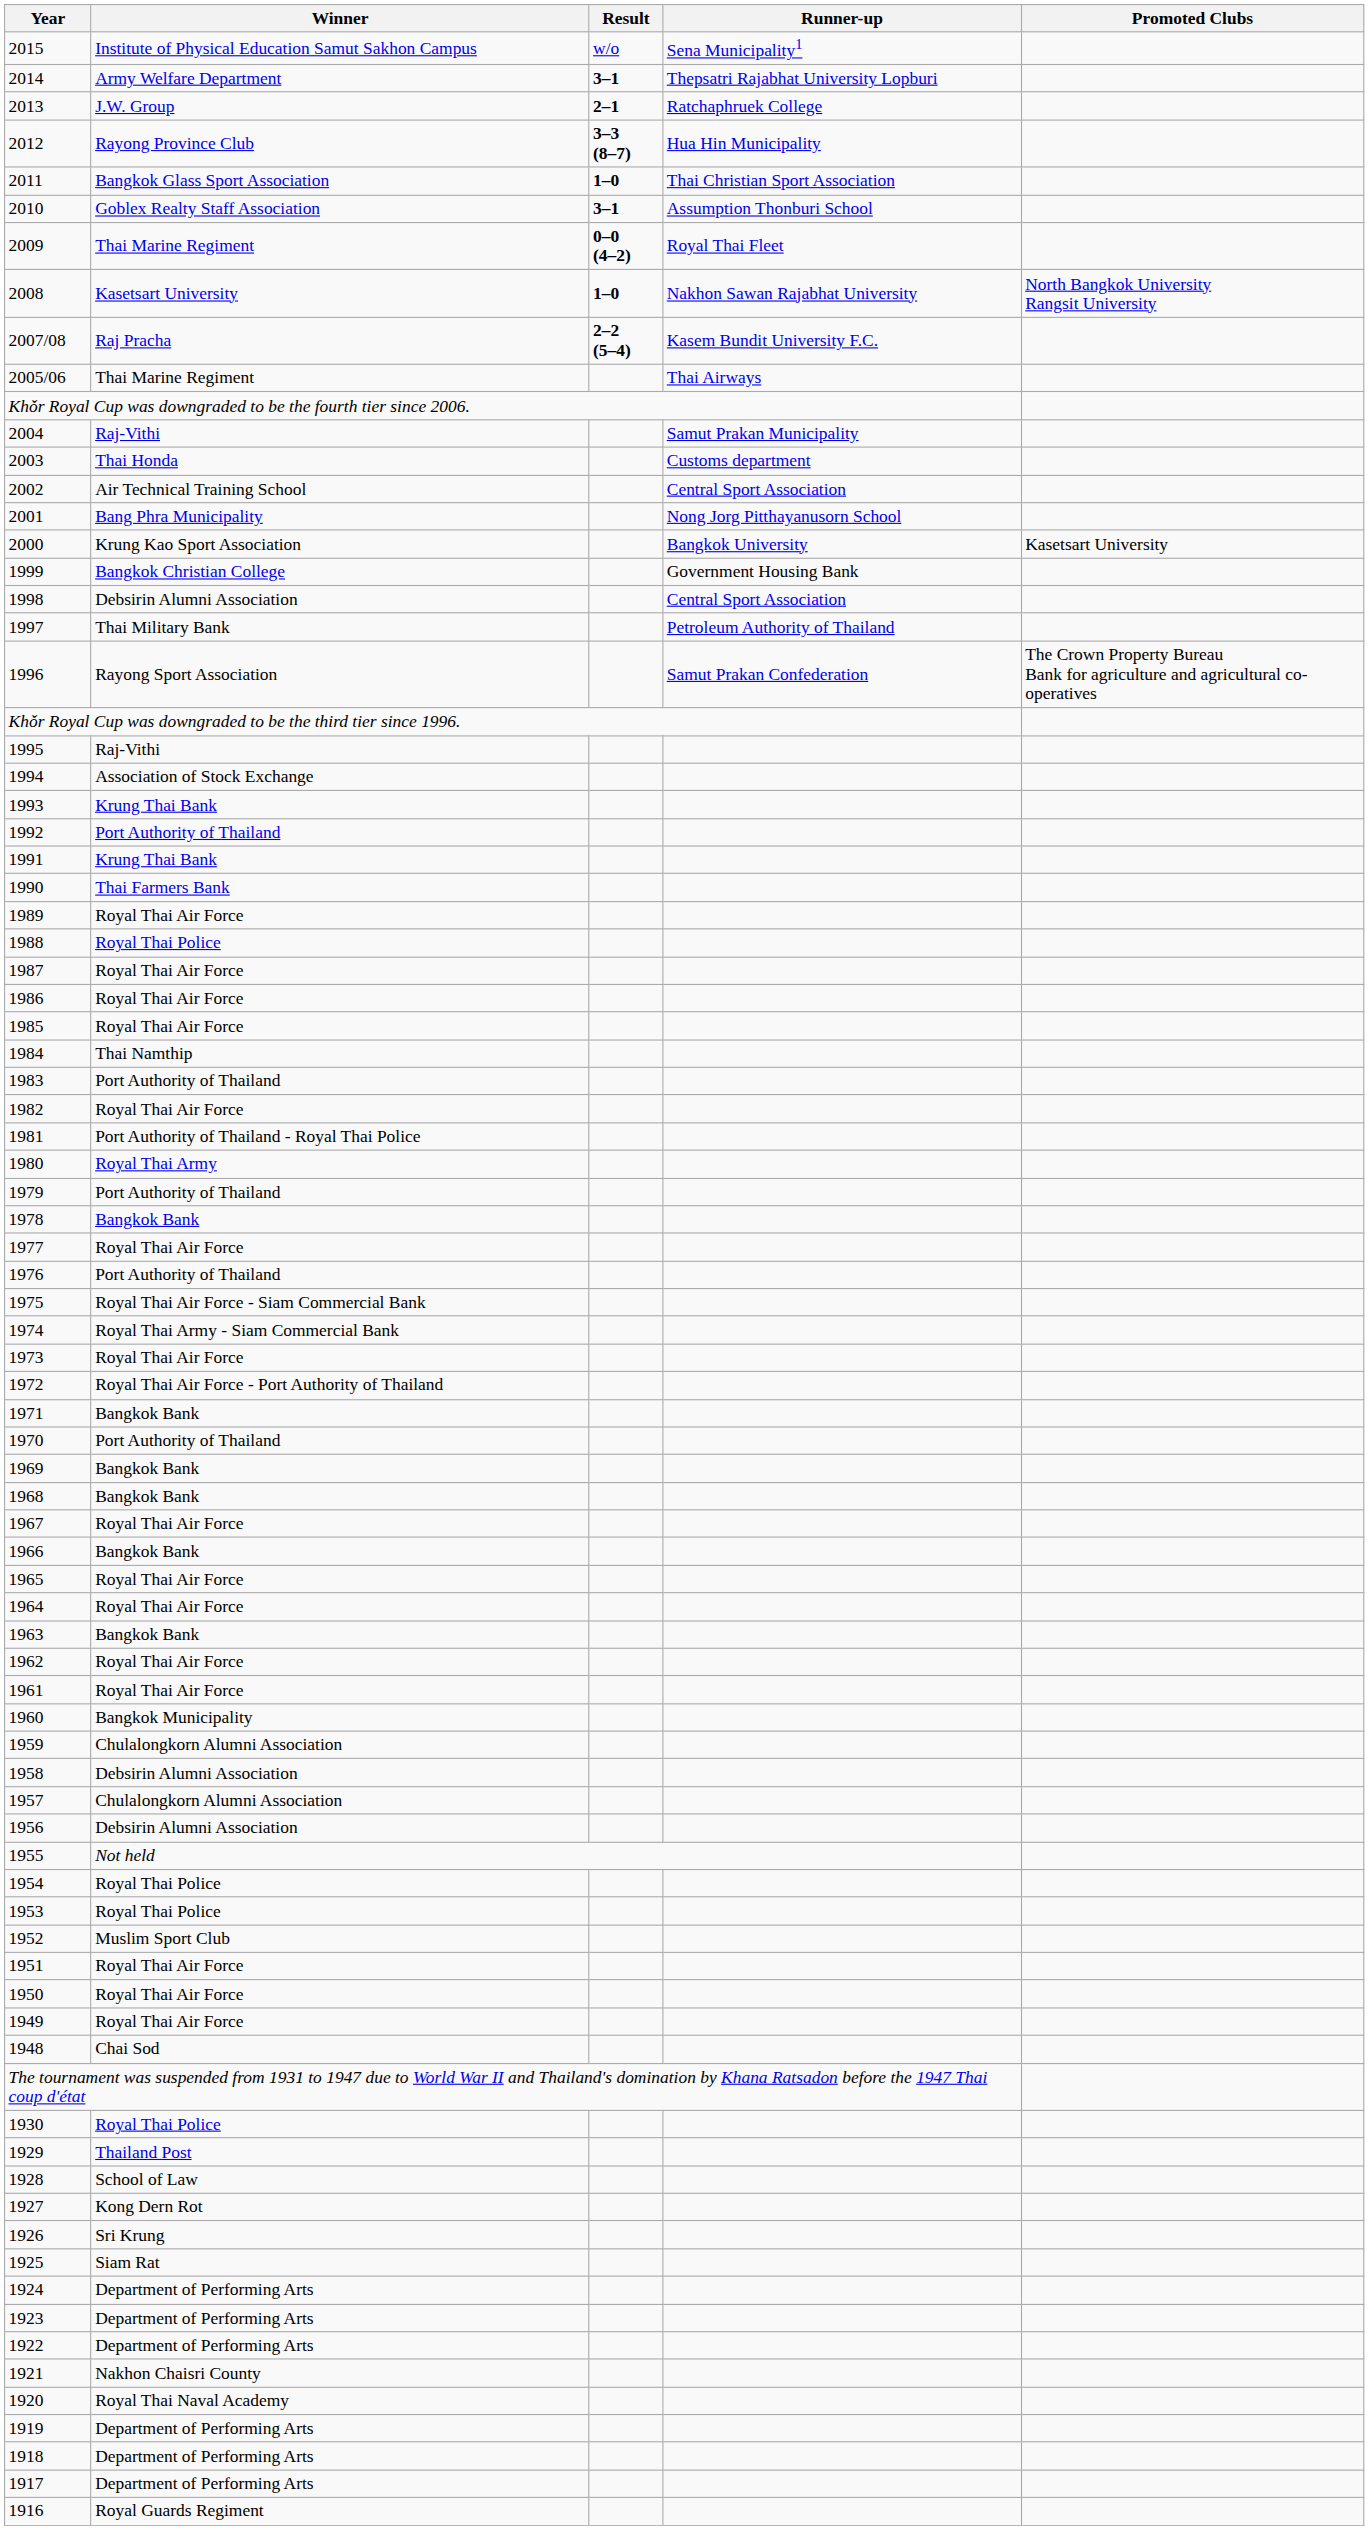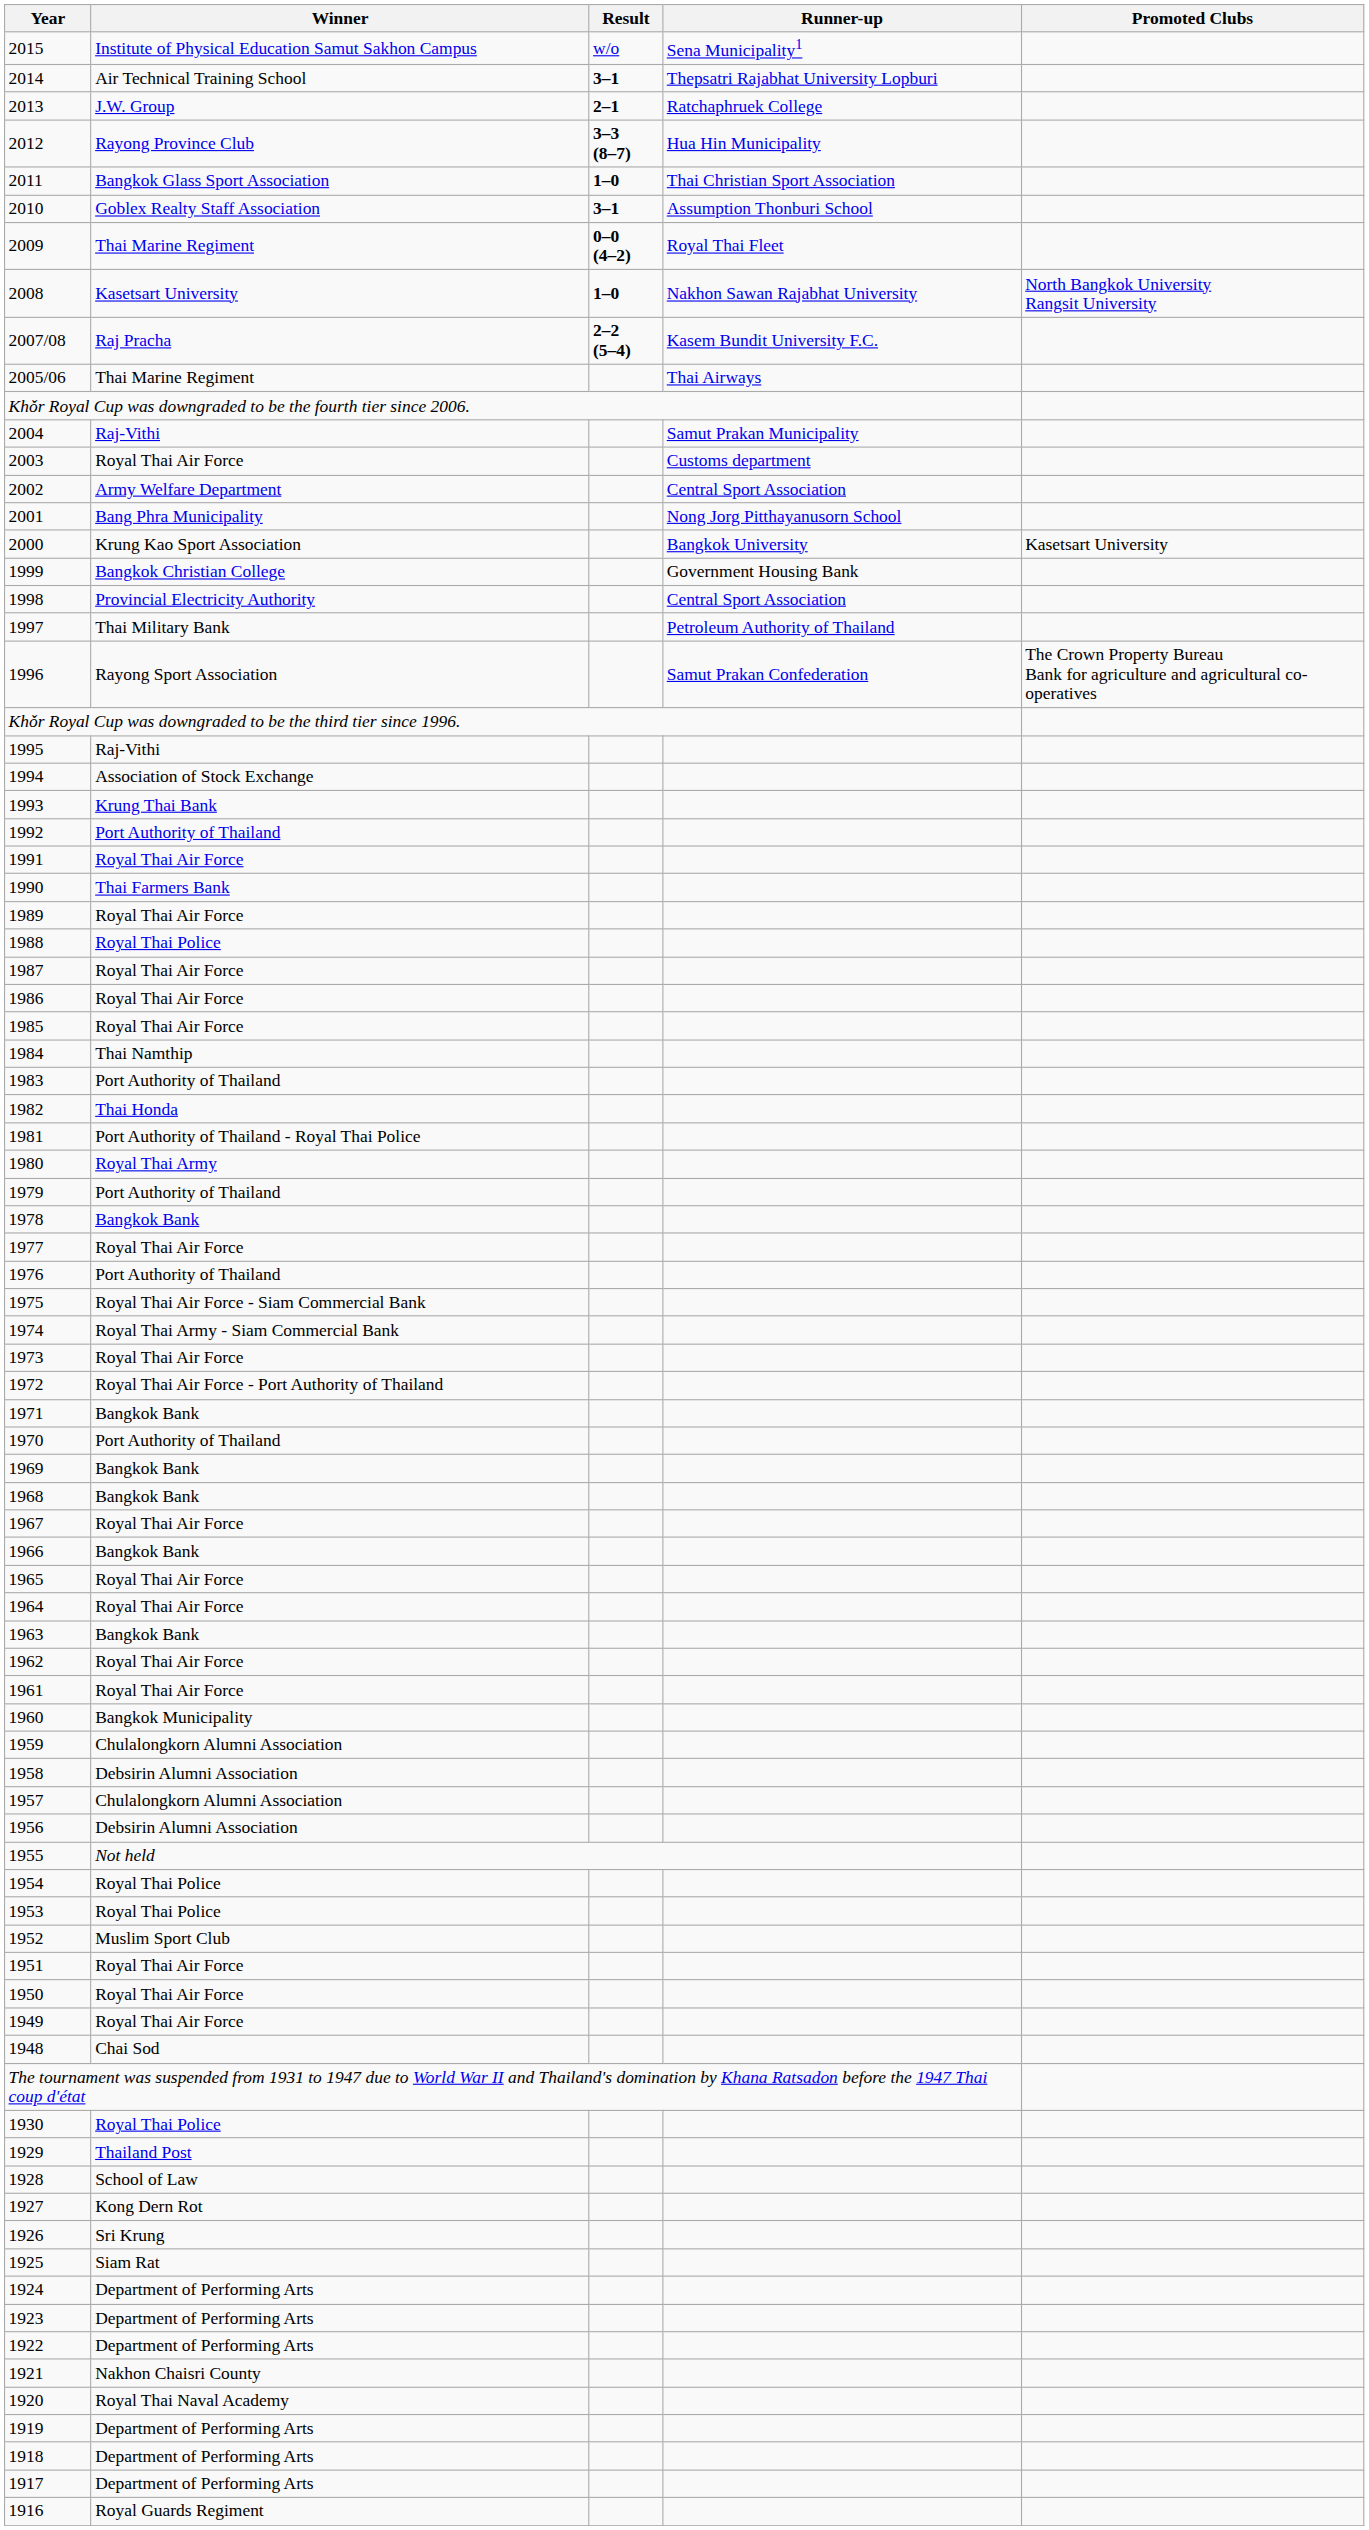(188, 78) Army Welfare Department -> (201, 78) Air Technical Training School
(137, 461) Thai Honda -> (169, 461) Royal Thai Air Force
(201, 488) Air Technical Training School -> (188, 488) Army Welfare Department
(196, 599) Debsirin Alumni Association -> (205, 599) Provincial Electricity Authority
(156, 859) Krung Thai Bank -> (169, 859) Royal Thai Air Force
(169, 1108) Royal Thai Air Force -> (137, 1108) Thai Honda
